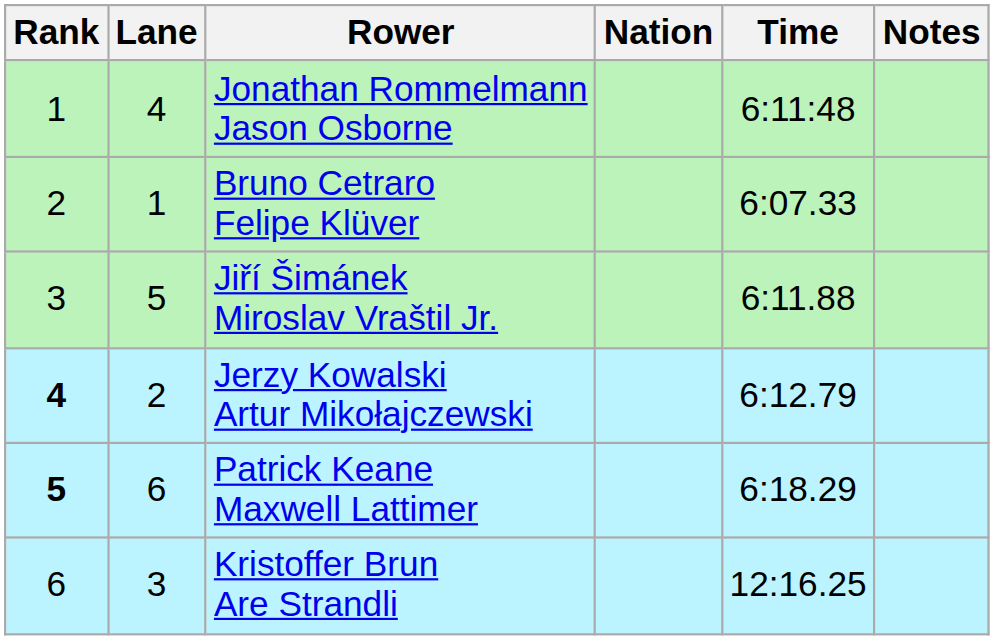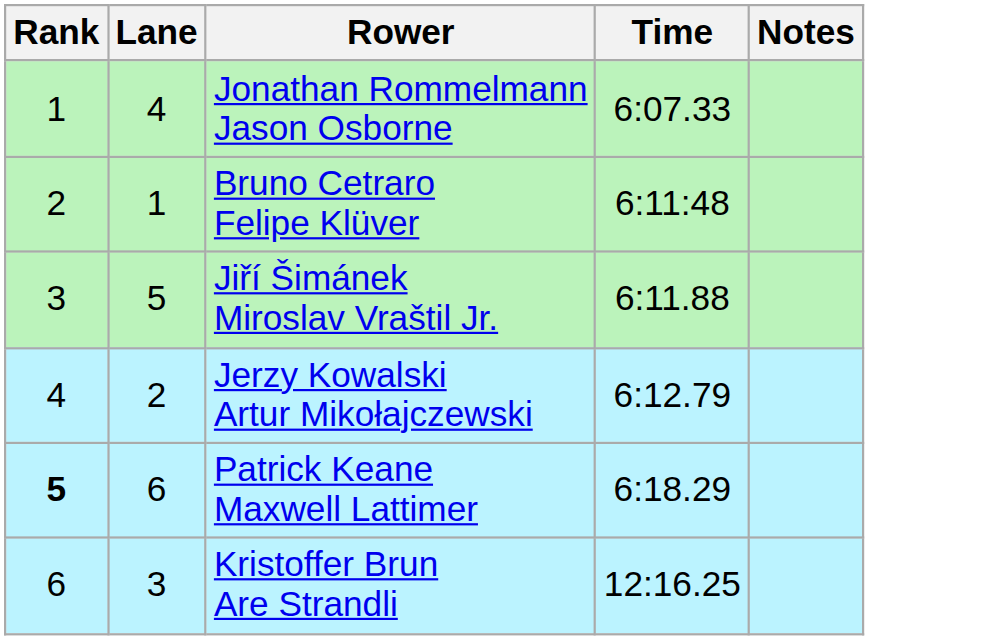- column: (659, 32)
(798, 108) 6:11:48 -> (672, 108) 6:07.33
(798, 203) 6:07.33 -> (672, 203) 6:11:48
(56, 394) bold -> (56, 394) normal
